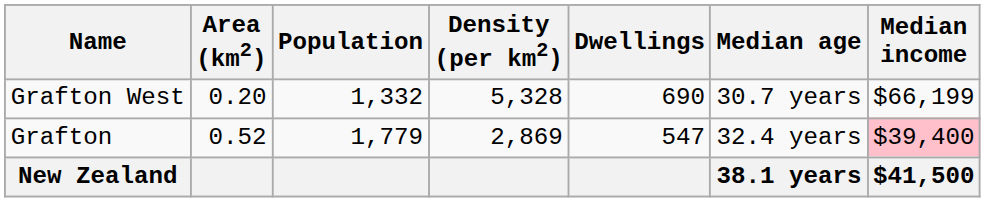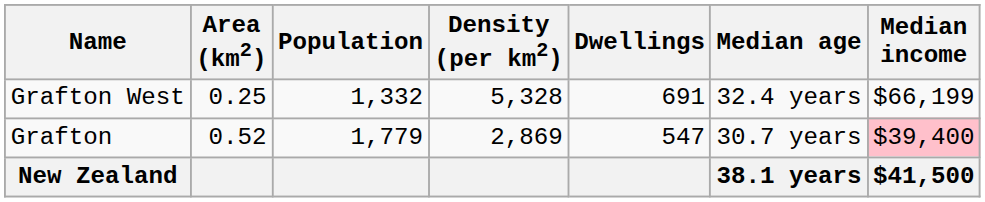(237, 98) 0.20 -> (237, 98) 0.25
(683, 98) 690 -> (683, 98) 691
(789, 98) 30.7 years -> (789, 98) 32.4 years
(789, 138) 32.4 years -> (789, 138) 30.7 years
